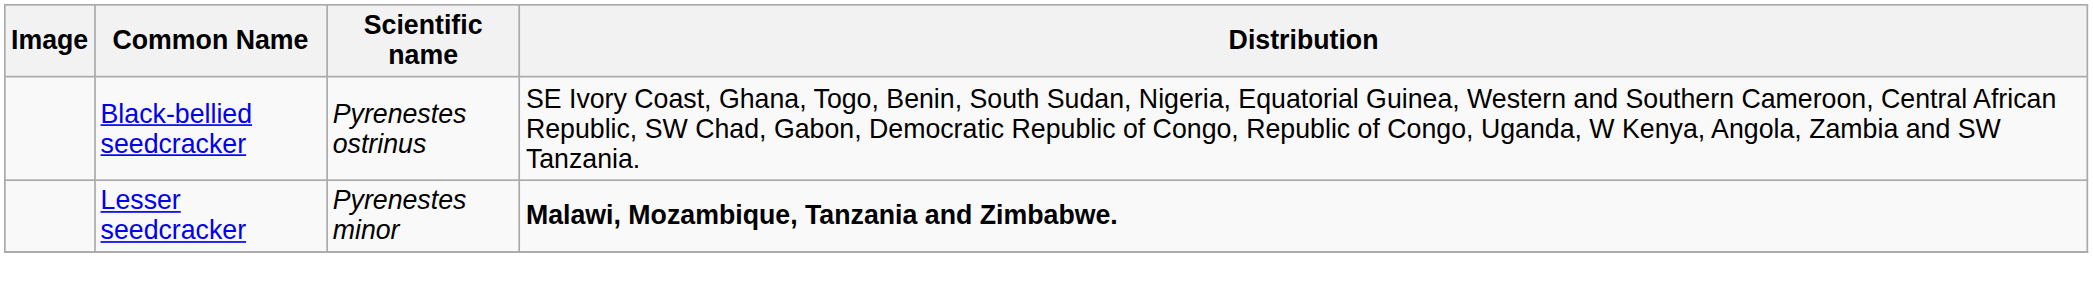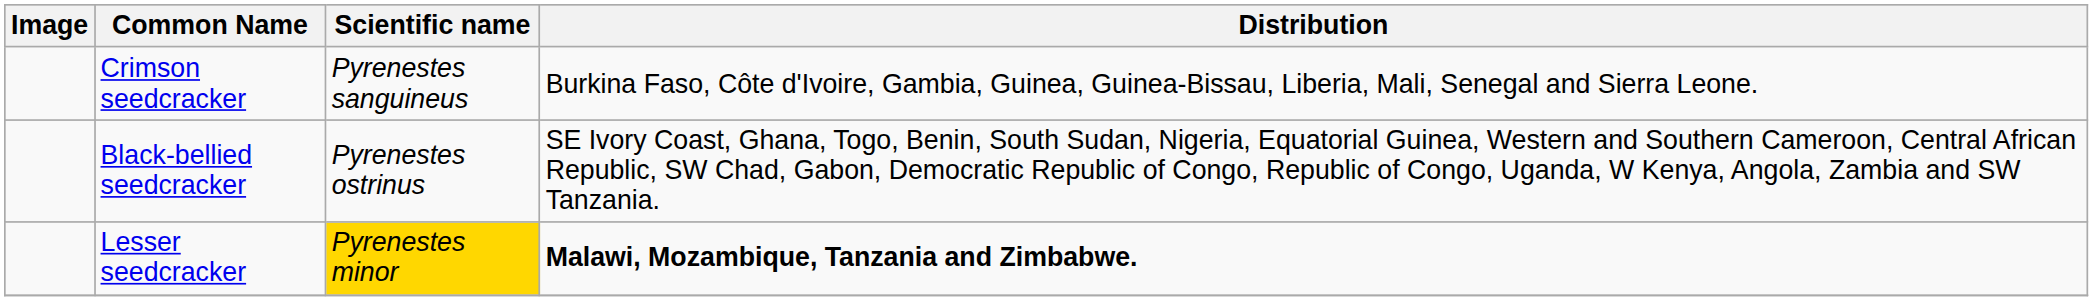+ row: (173, 83)
(400, 215) no background -> (398, 258) gold background
